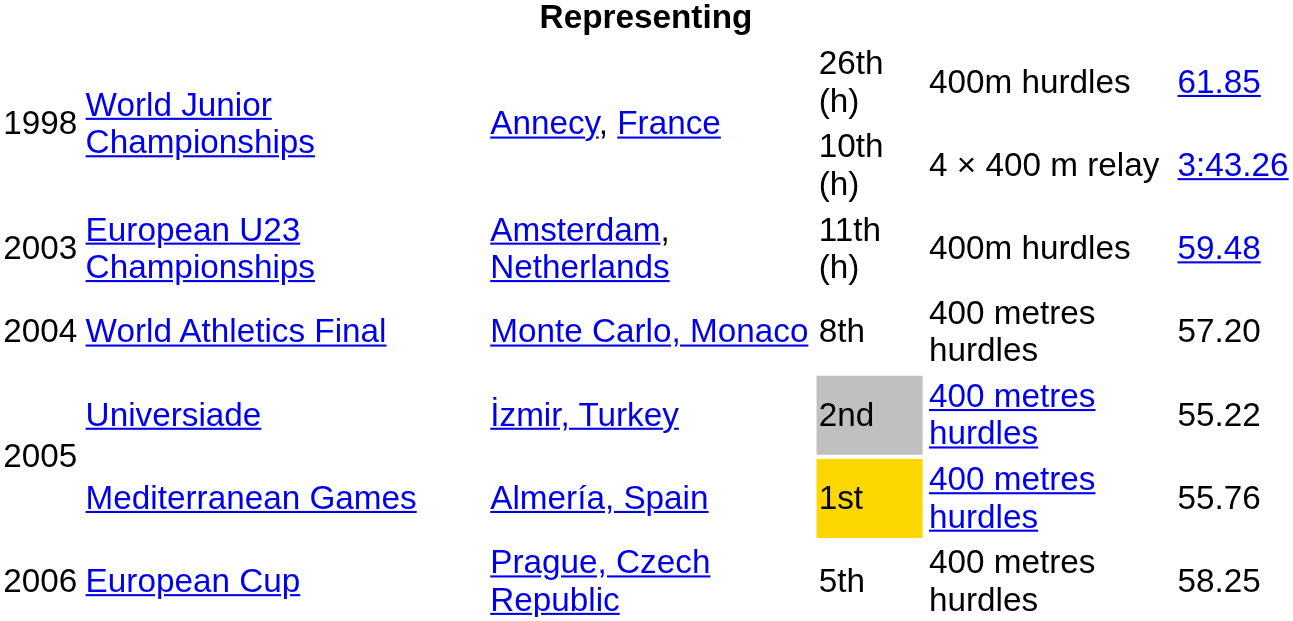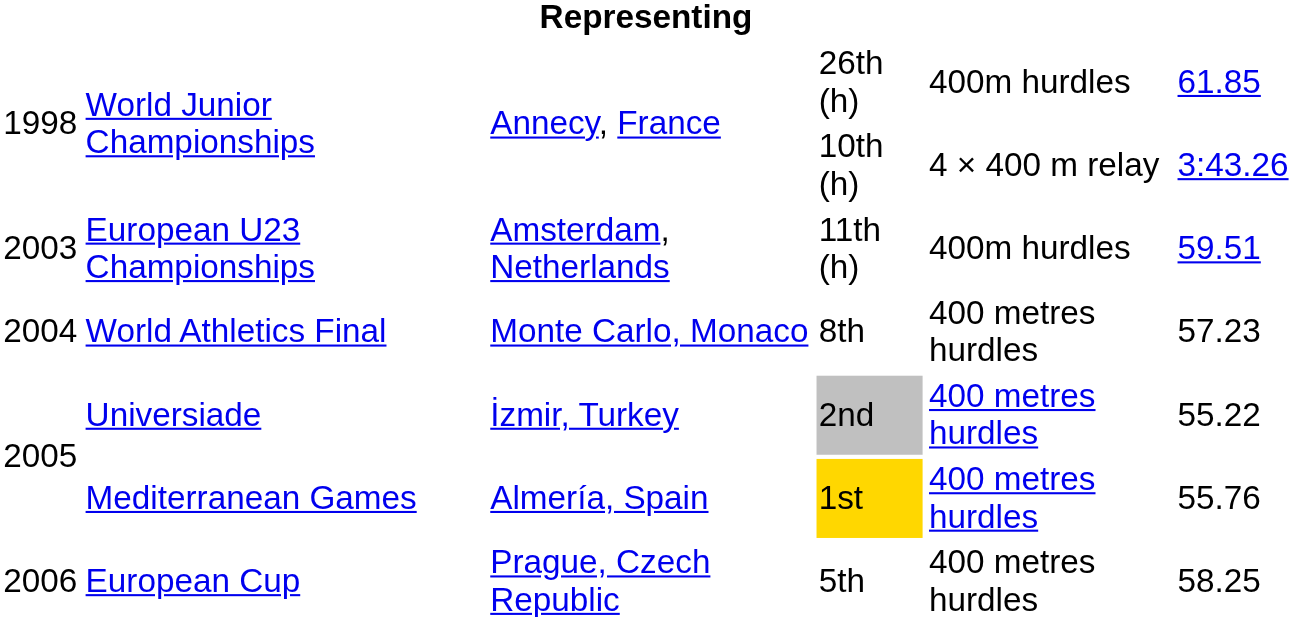(1219, 248) 59.48 -> (1219, 248) 59.51
(1219, 331) 57.20 -> (1219, 331) 57.23
